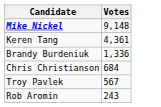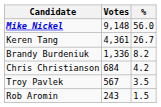+ column: (144, 12)
